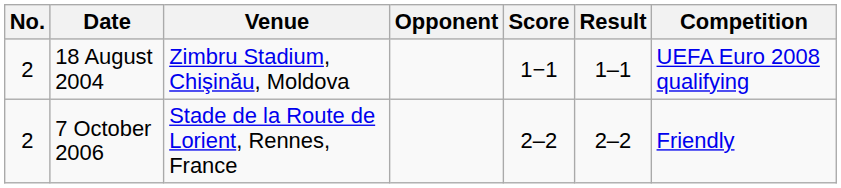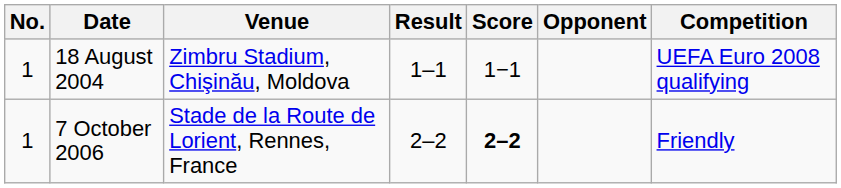columns swapped: (447, 21) <-> (613, 21)
(27, 68) 2 -> (27, 68) 1
(27, 140) 2 -> (27, 140) 1
(539, 140) normal -> (502, 140) bold
